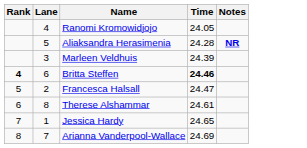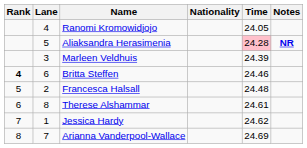+ column: (215, 12)
(202, 43) no background -> (256, 43) pink background
(202, 74) bold -> (256, 74) normal
(202, 89) 24.47 -> (256, 89) 24.48
(202, 120) 24.65 -> (256, 120) 24.62
